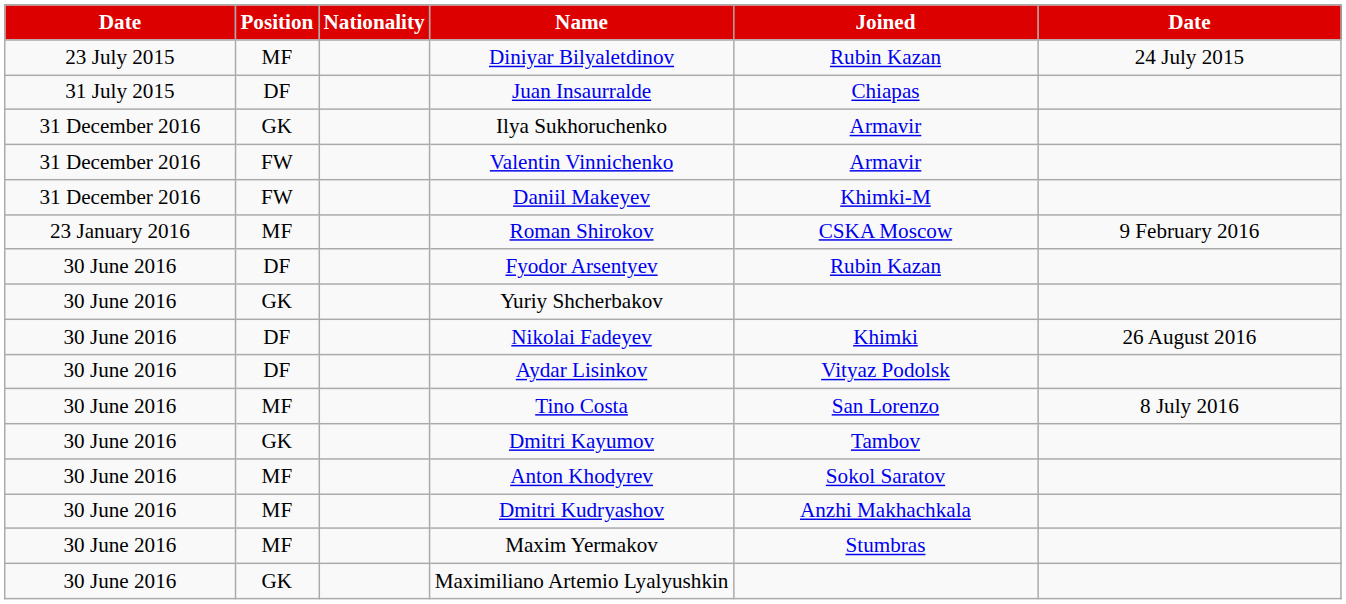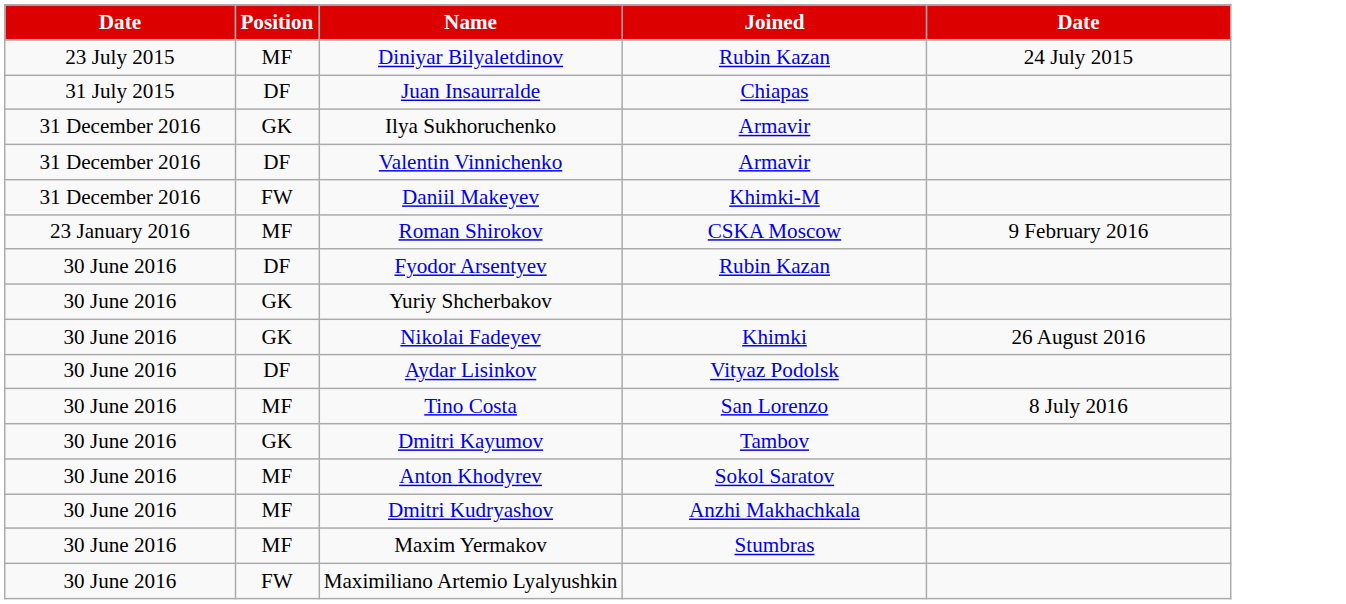- column: (374, 22)
(277, 161) FW -> (277, 161) DF
(277, 336) DF -> (277, 336) GK
(277, 580) GK -> (277, 580) FW
